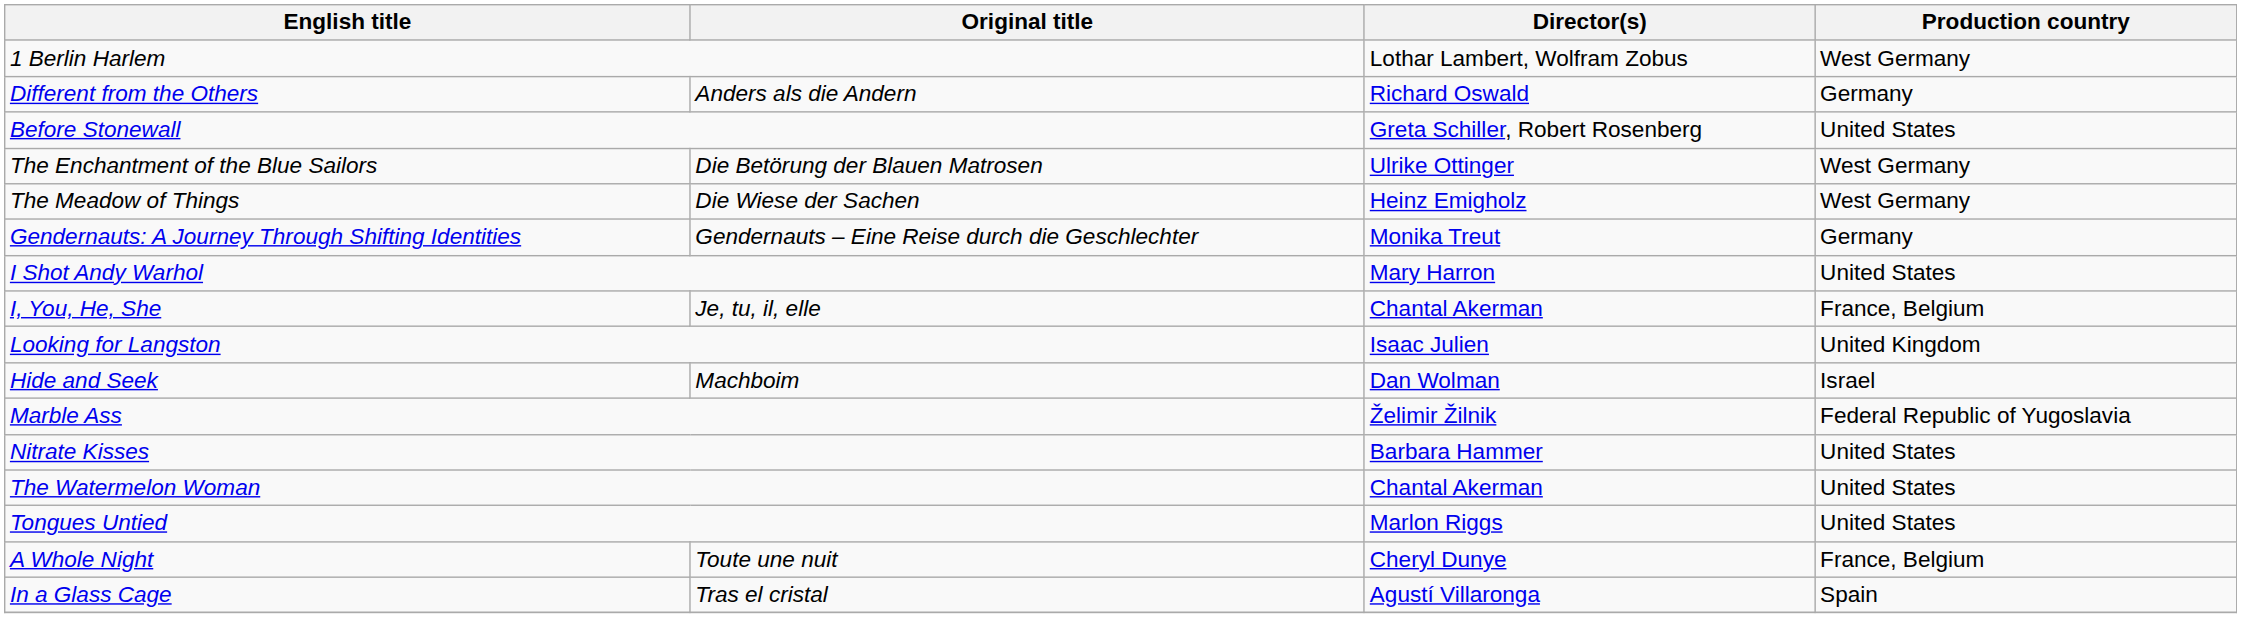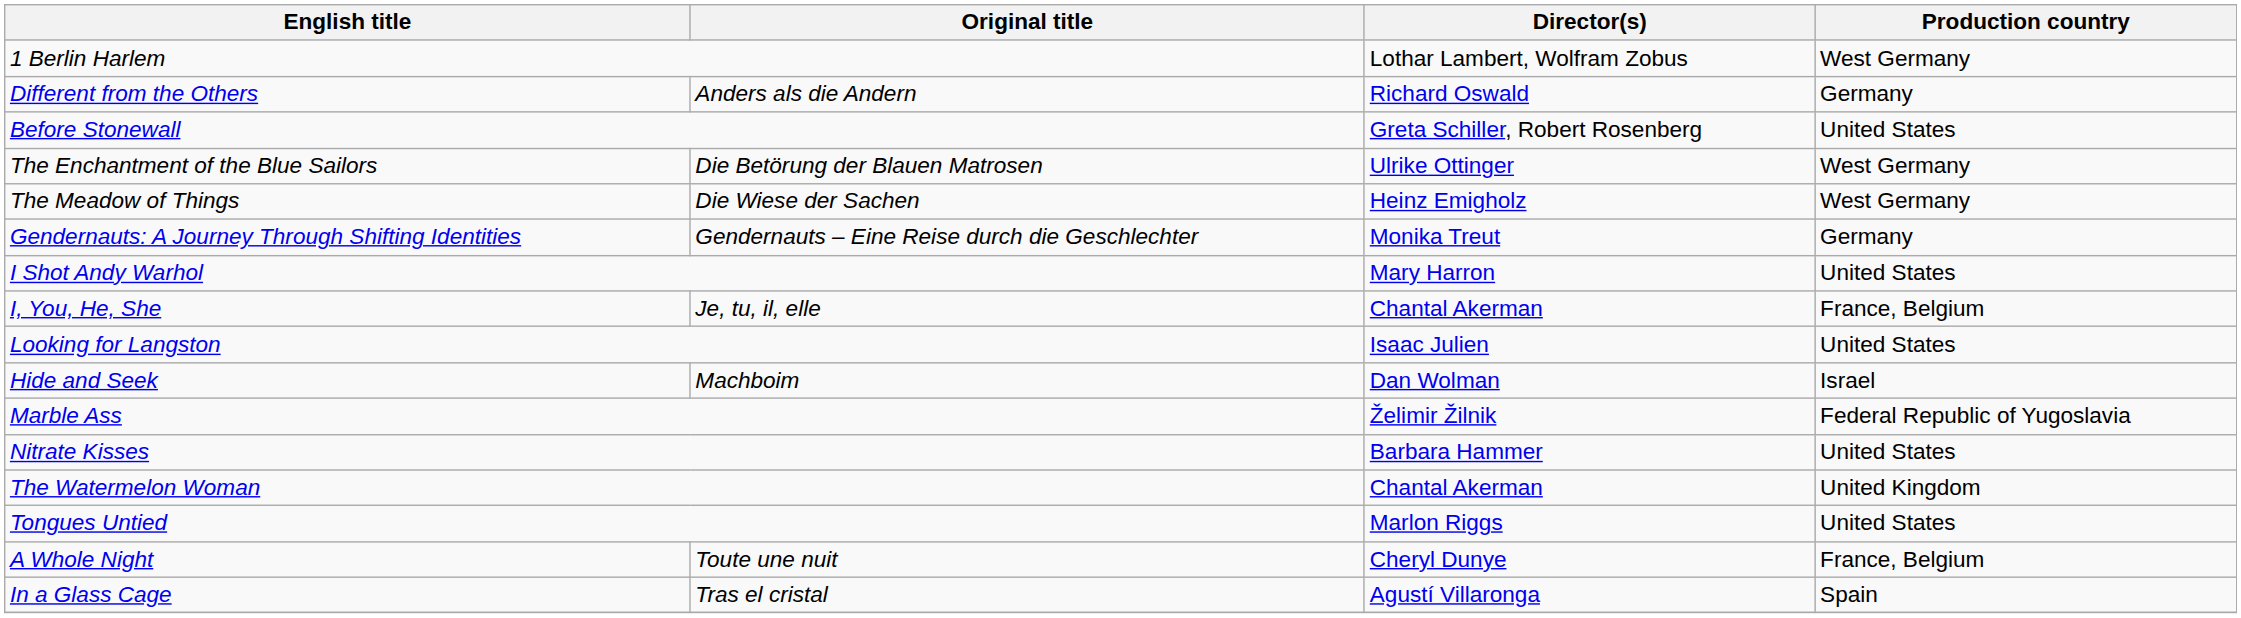(1900, 344) United Kingdom -> (1888, 344) United States
(1888, 487) United States -> (1900, 487) United Kingdom
